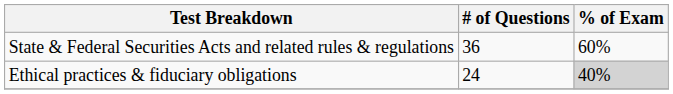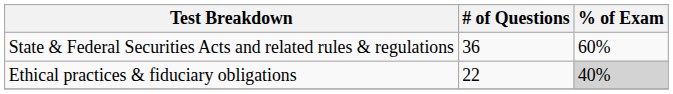(471, 74) 24 -> (471, 74) 22
